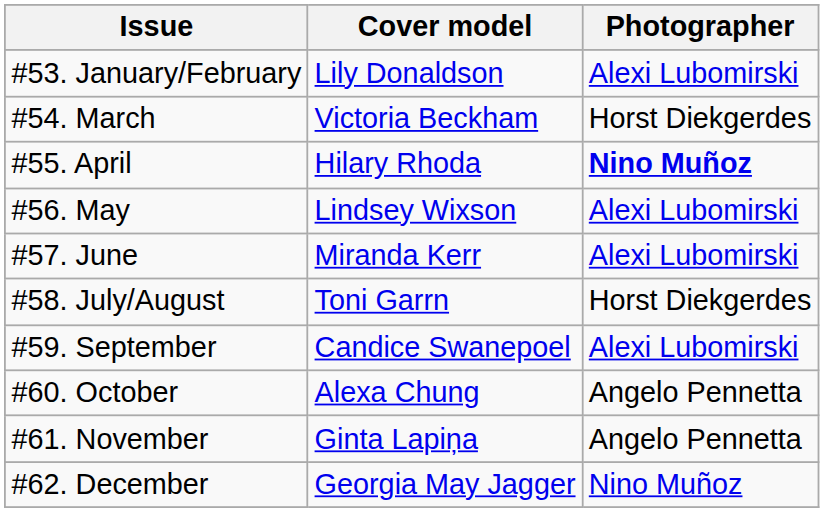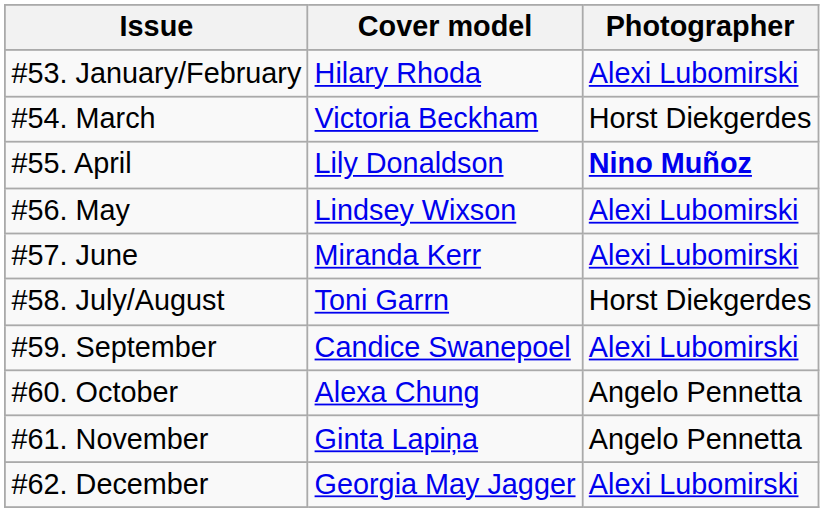(409, 73) Lily Donaldson -> (398, 73) Hilary Rhoda
(398, 164) Hilary Rhoda -> (409, 164) Lily Donaldson
(666, 484) Nino Muñoz -> (694, 484) Alexi Lubomirski
